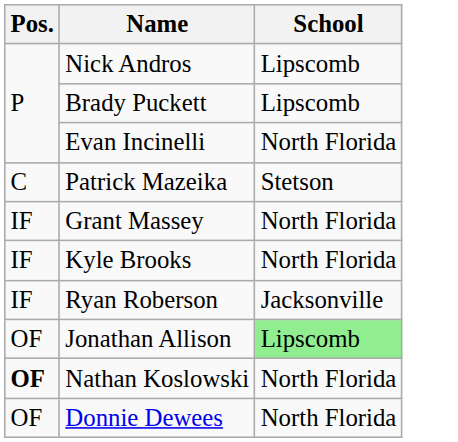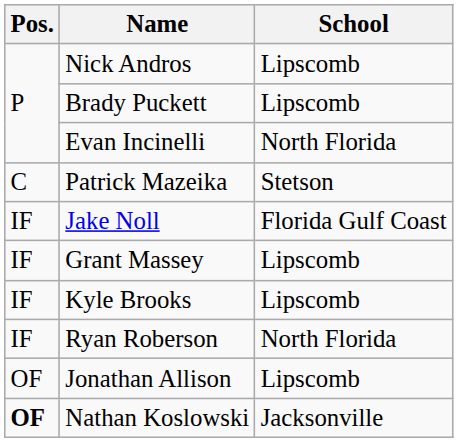+ row: (112, 220)
(329, 220) North Florida -> (310, 260) Lipscomb
(329, 260) North Florida -> (310, 299) Lipscomb
(322, 299) Jacksonville -> (329, 338) North Florida
(310, 338) lightgreen background -> (310, 378) no background
(329, 378) North Florida -> (322, 417) Jacksonville
- row: (144, 417)
